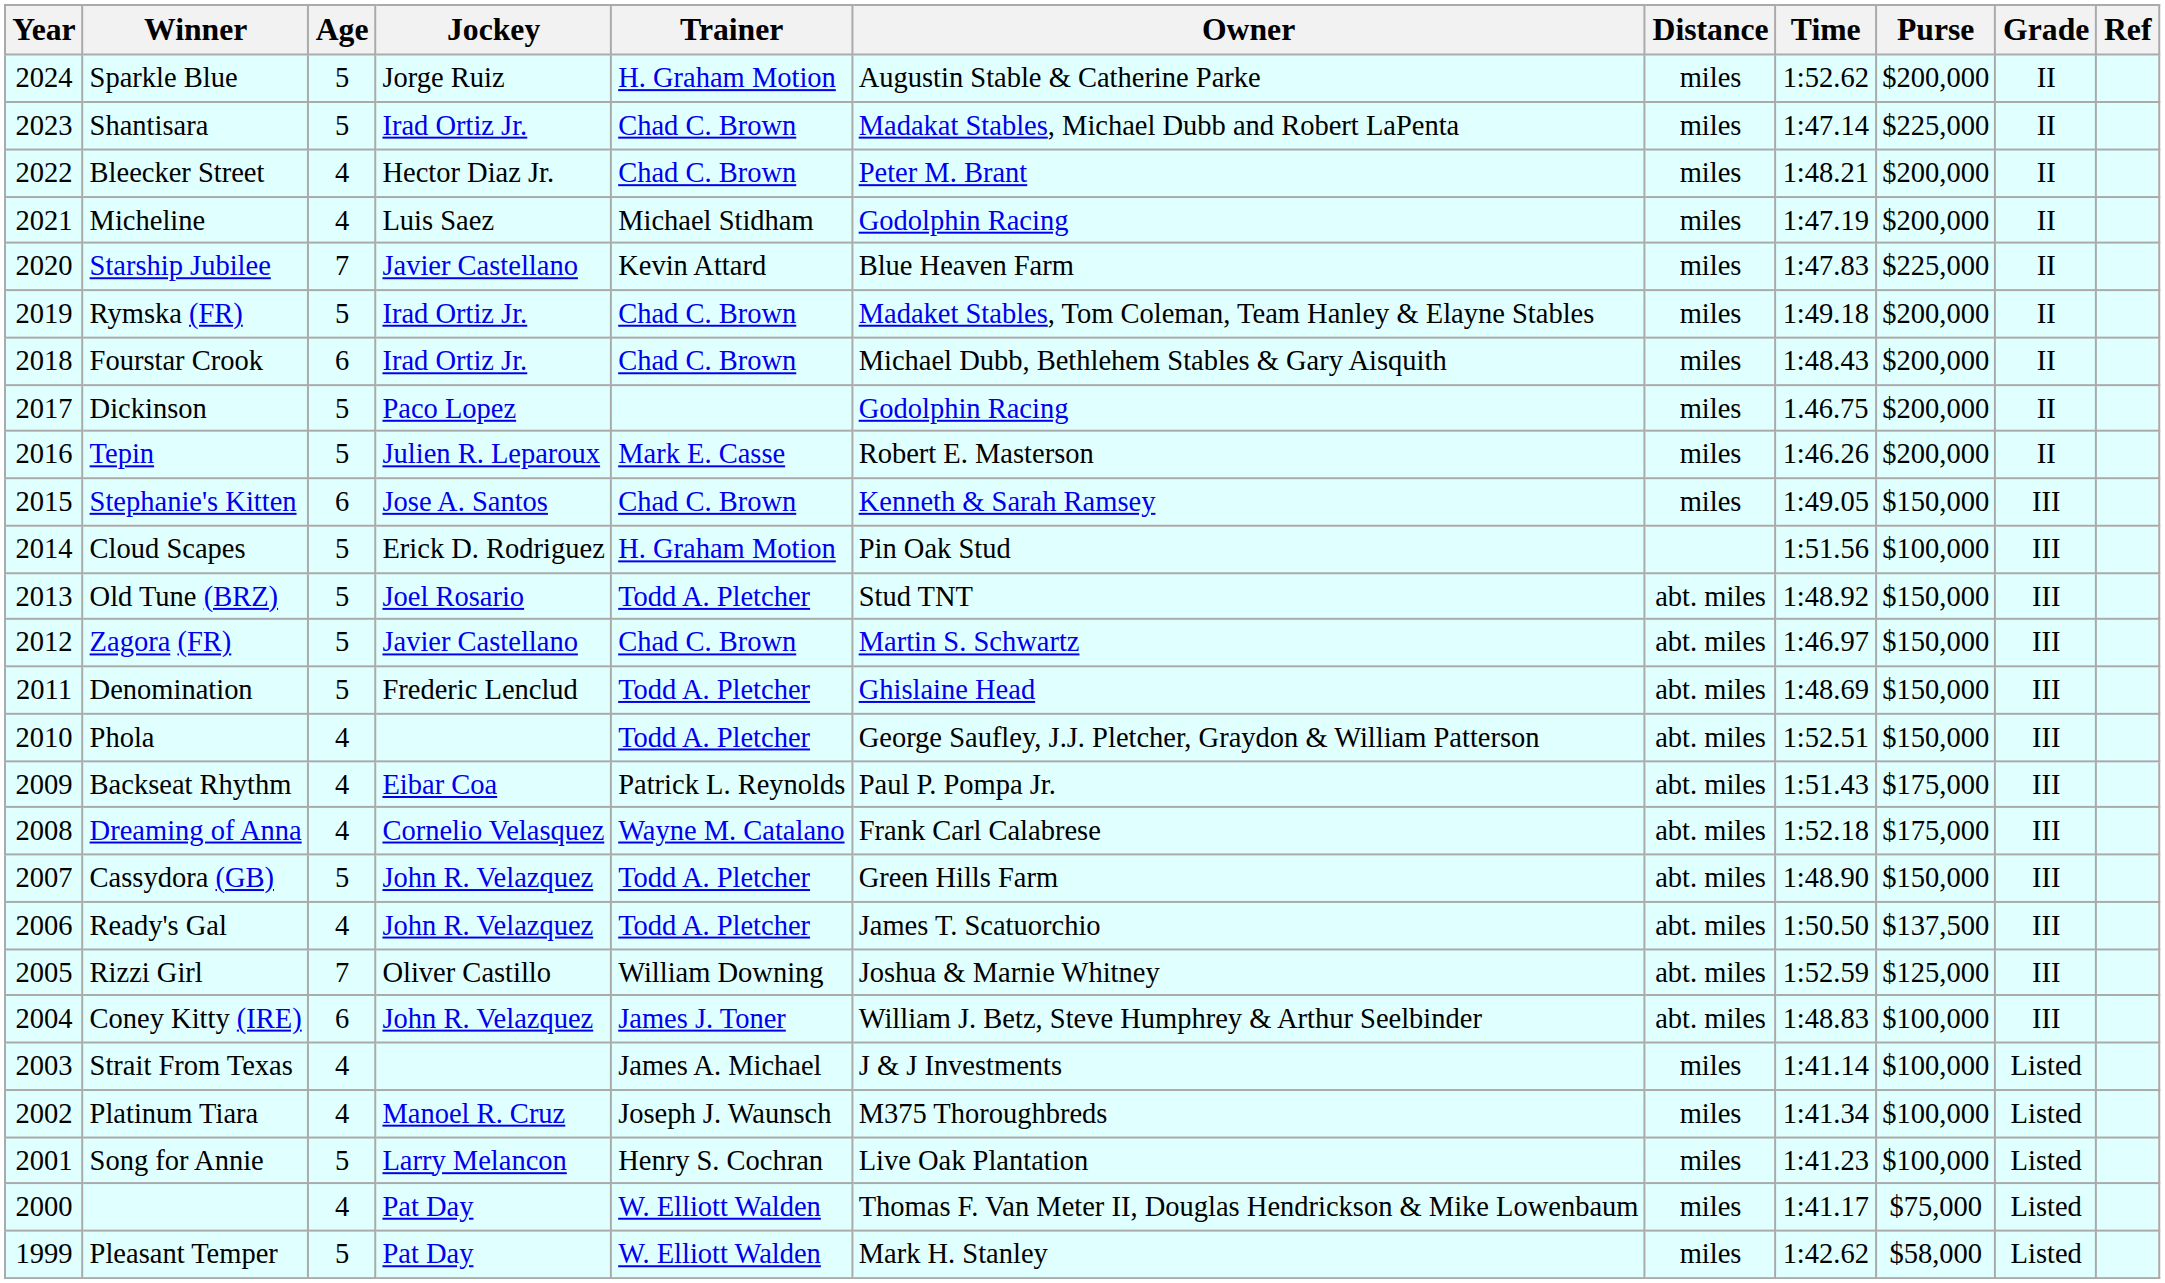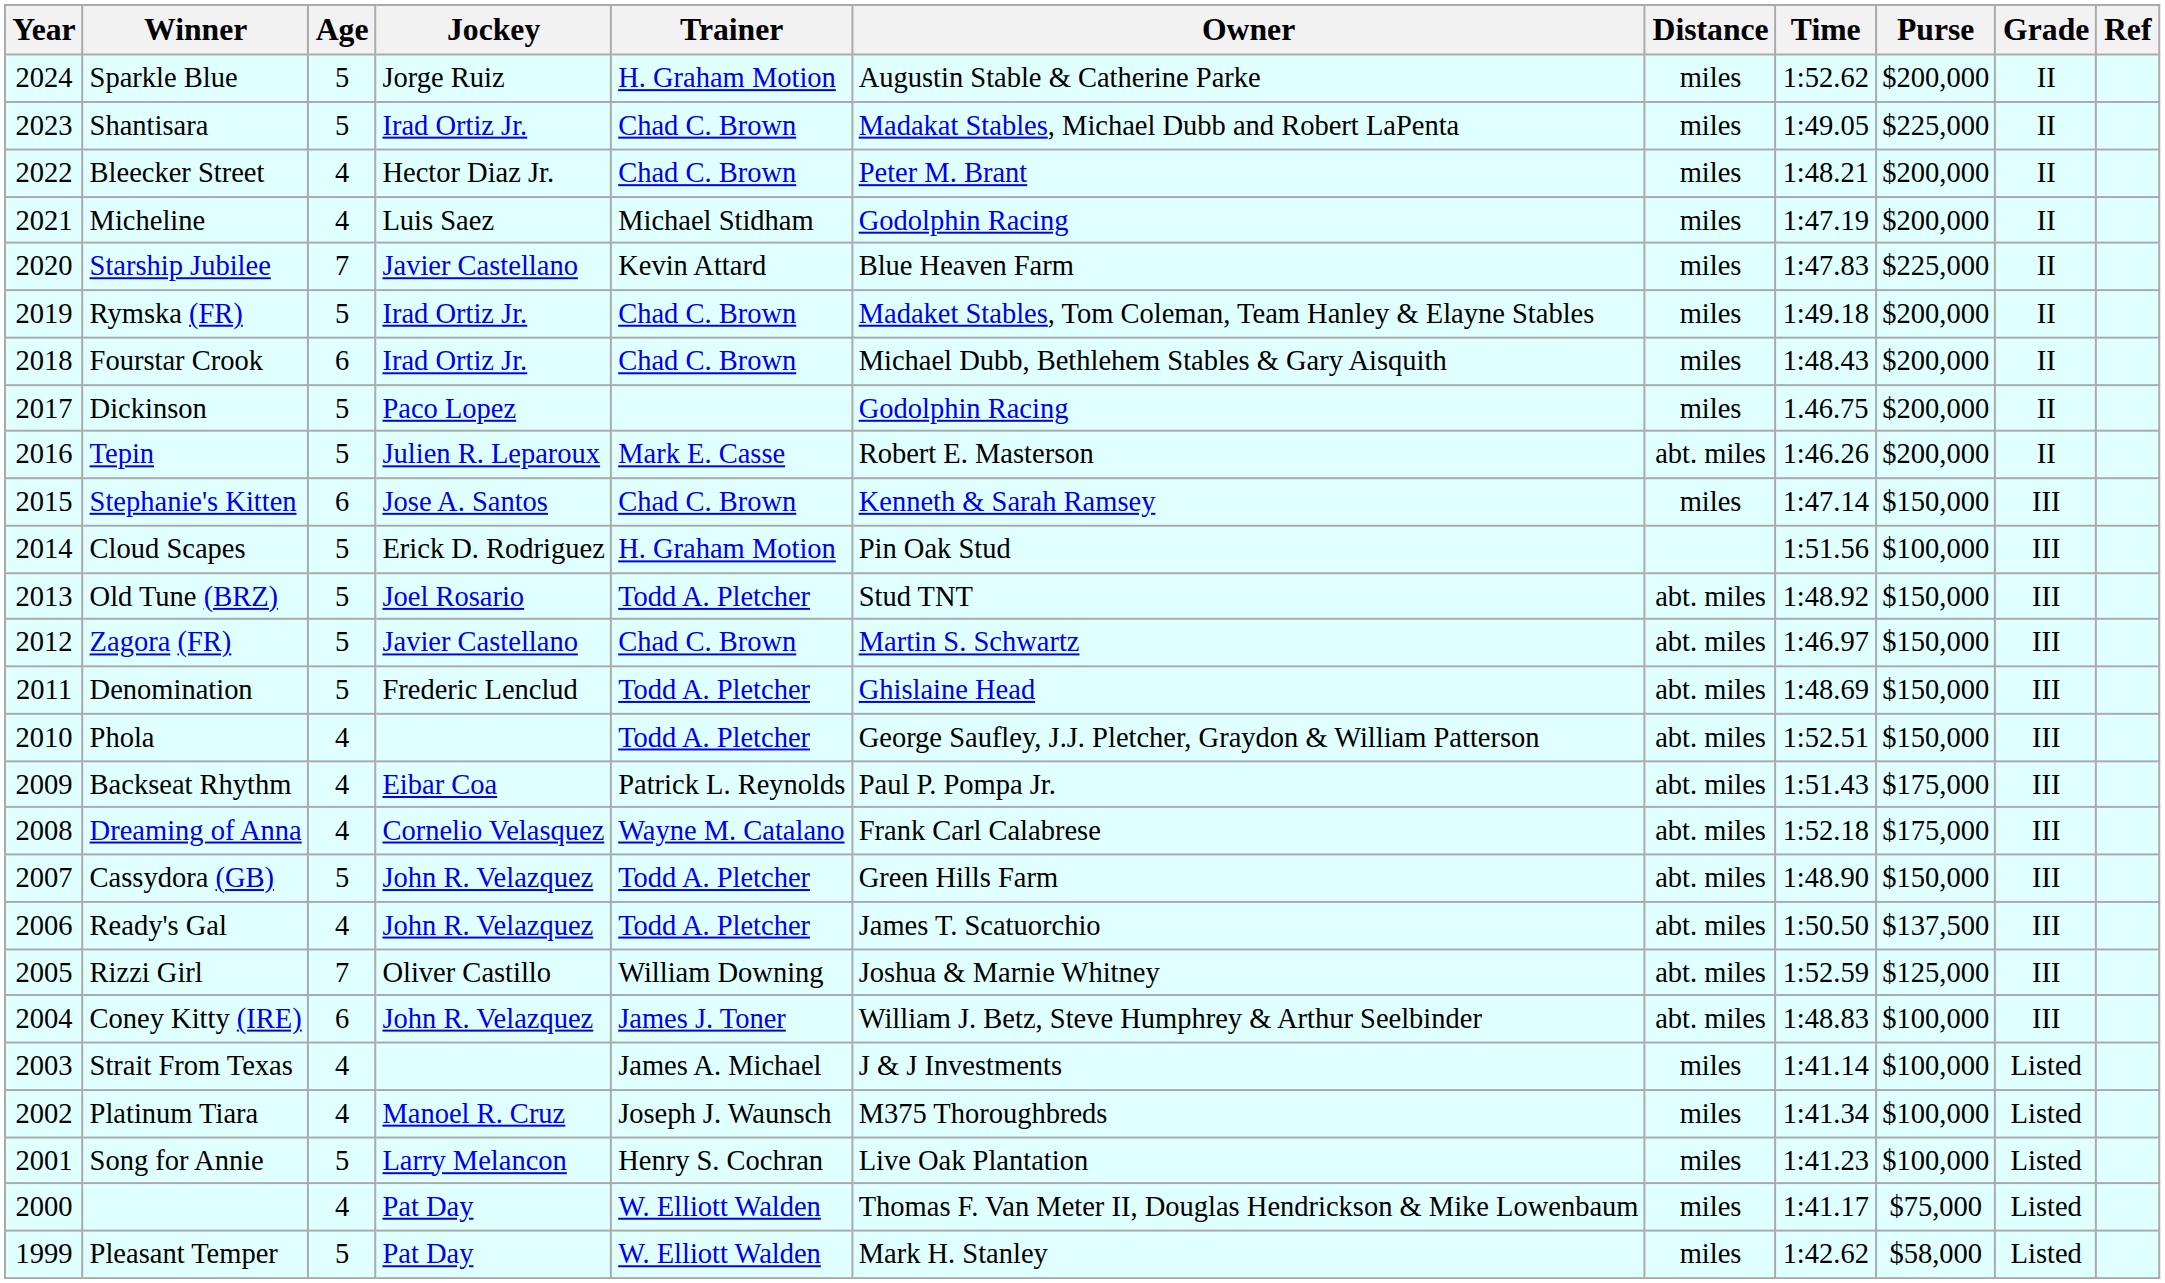(1826, 125) 1:47.14 -> (1826, 125) 1:49.05
(1711, 454) miles -> (1711, 454) abt. miles
(1826, 501) 1:49.05 -> (1826, 501) 1:47.14
